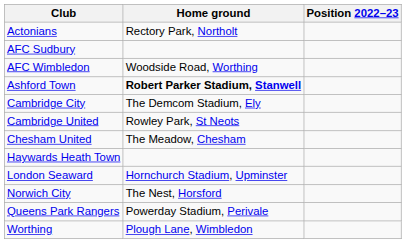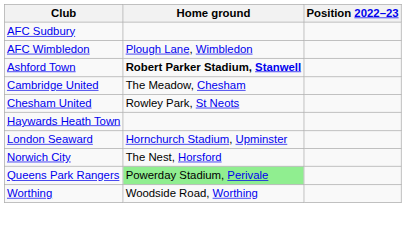- row: (32, 31)
(192, 67) Woodside Road, Worthing -> (189, 49) Plough Lane, Wimbledon
- row: (46, 103)
(182, 121) Rowley Park, St Neots -> (186, 85) The Meadow, Chesham
(186, 139) The Meadow, Chesham -> (182, 103) Rowley Park, St Neots
(197, 211) no background -> (197, 175) lightgreen background
(189, 229) Plough Lane, Wimbledon -> (192, 193) Woodside Road, Worthing
